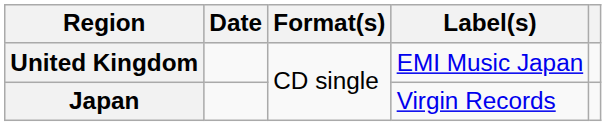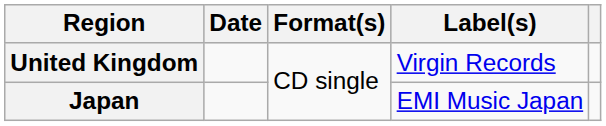(490, 62) EMI Music Japan -> (476, 62) Virgin Records
(476, 100) Virgin Records -> (490, 100) EMI Music Japan
